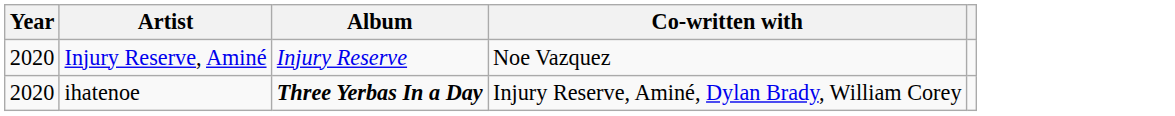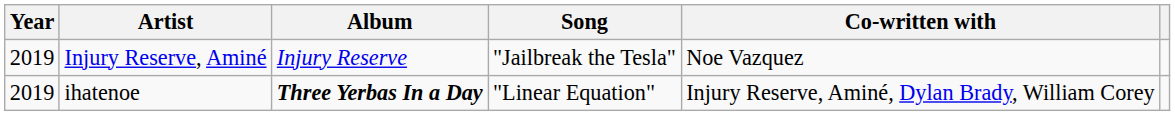+ column: (584, 22)
(32, 57) 2020 -> (32, 57) 2019
(32, 92) 2020 -> (32, 92) 2019
